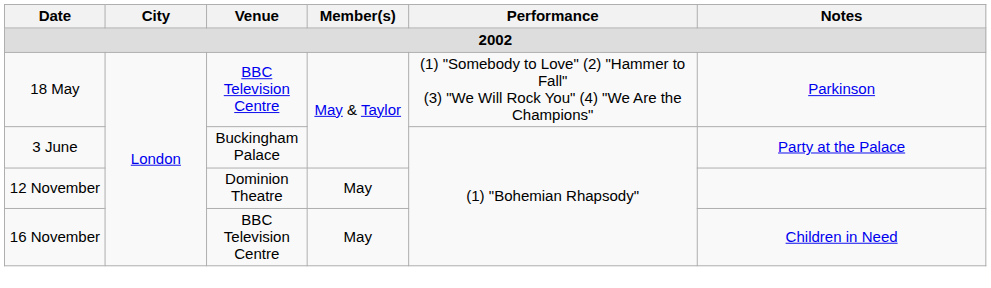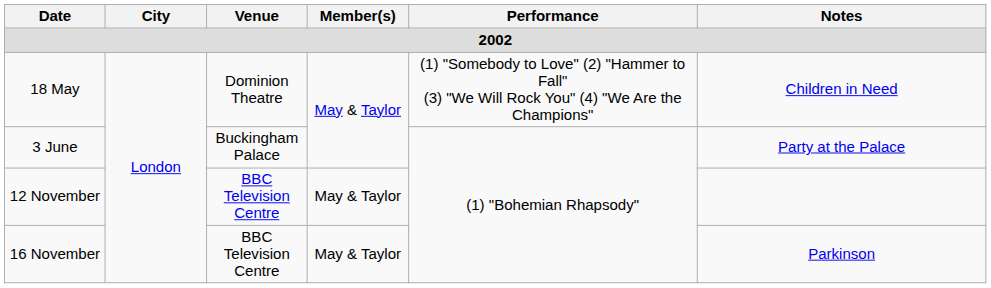(257, 89) BBC Television Centre -> (257, 89) Dominion Theatre
(842, 89) Parkinson -> (842, 89) Children in Need
(257, 187) Dominion Theatre -> (257, 196) BBC Television Centre
(358, 187) May -> (358, 196) May & Taylor
(358, 237) May -> (358, 254) May & Taylor
(842, 237) Children in Need -> (842, 254) Parkinson
